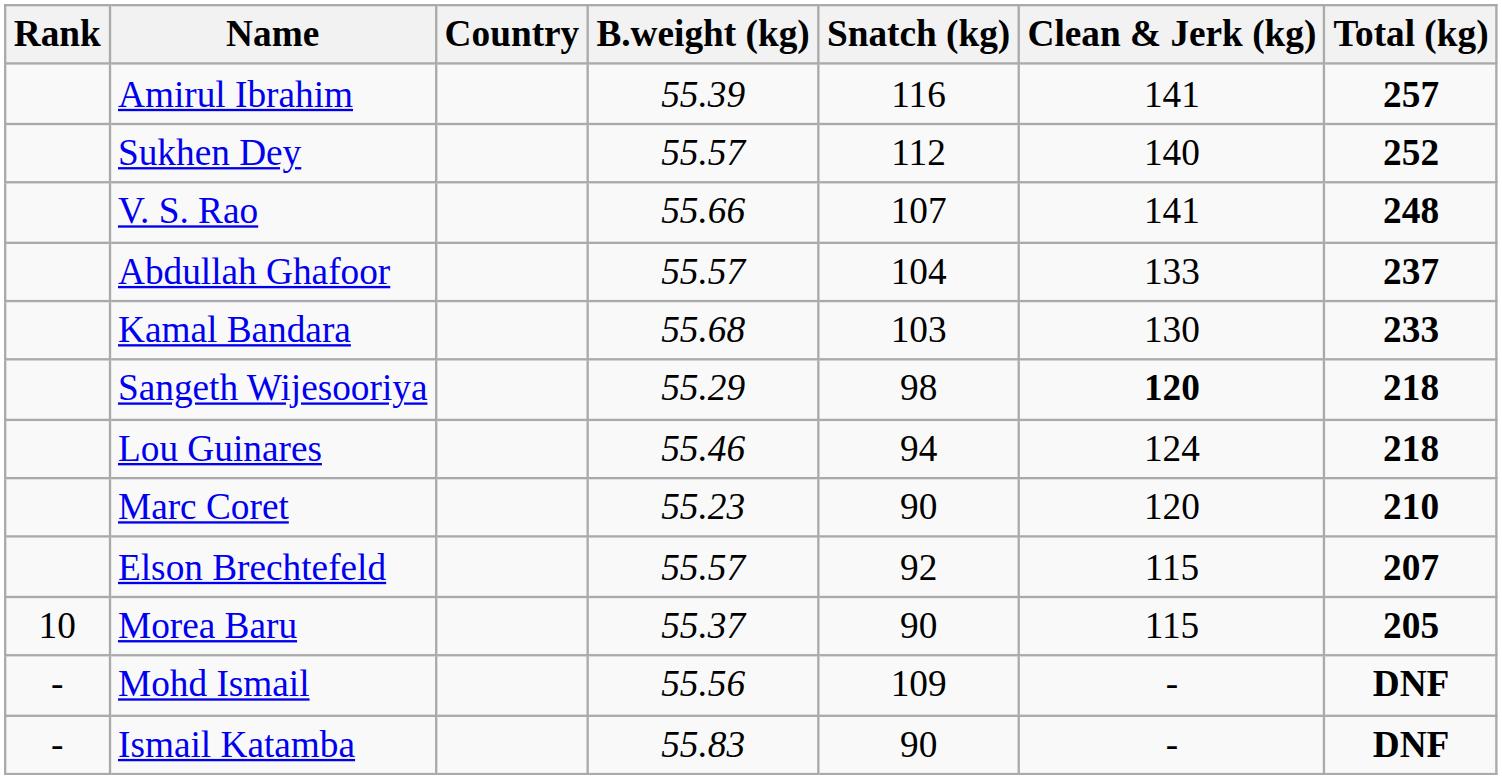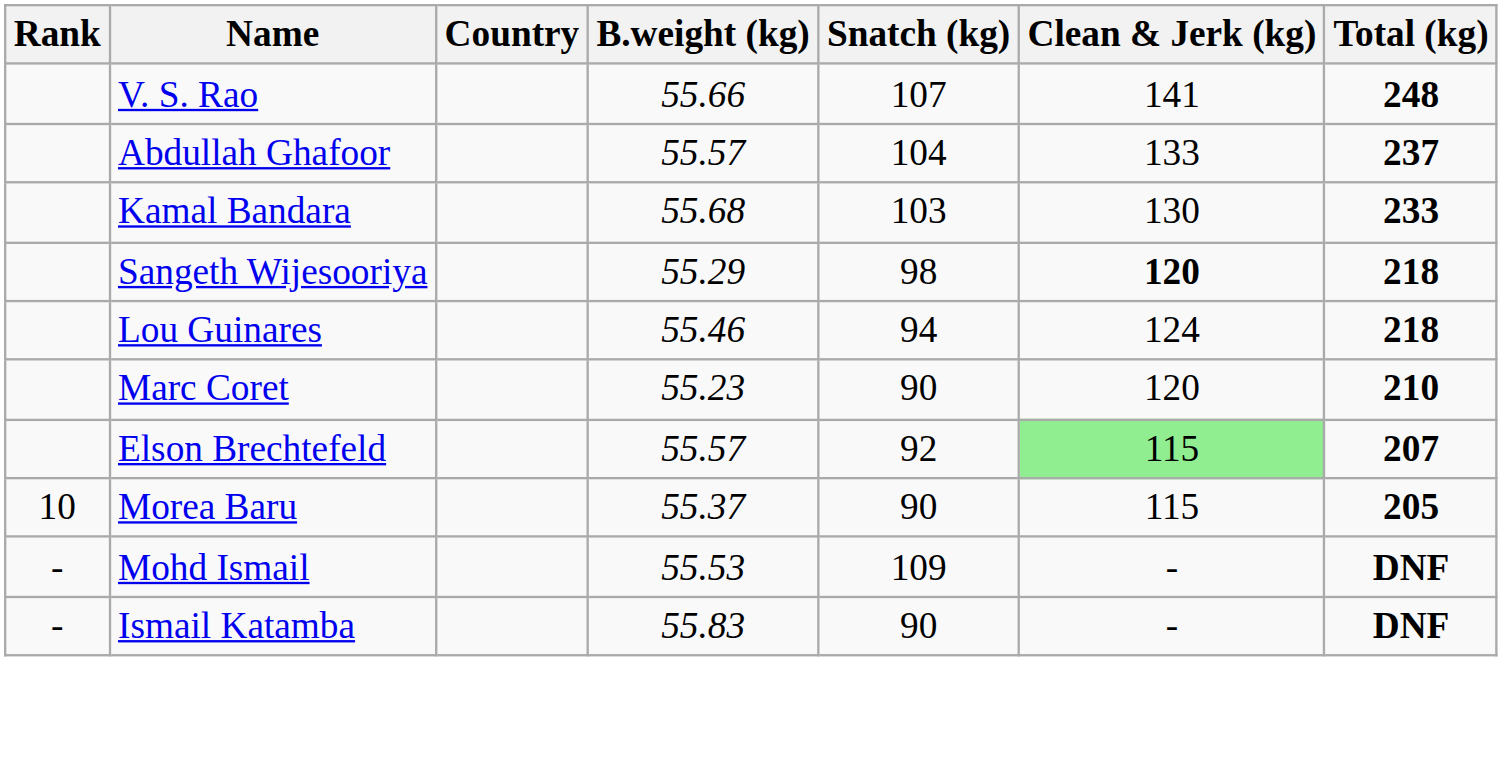- row: (236, 93)
- row: (210, 152)
(1172, 566) no background -> (1172, 447) lightgreen background
(703, 684) 55.56 -> (703, 566) 55.53
